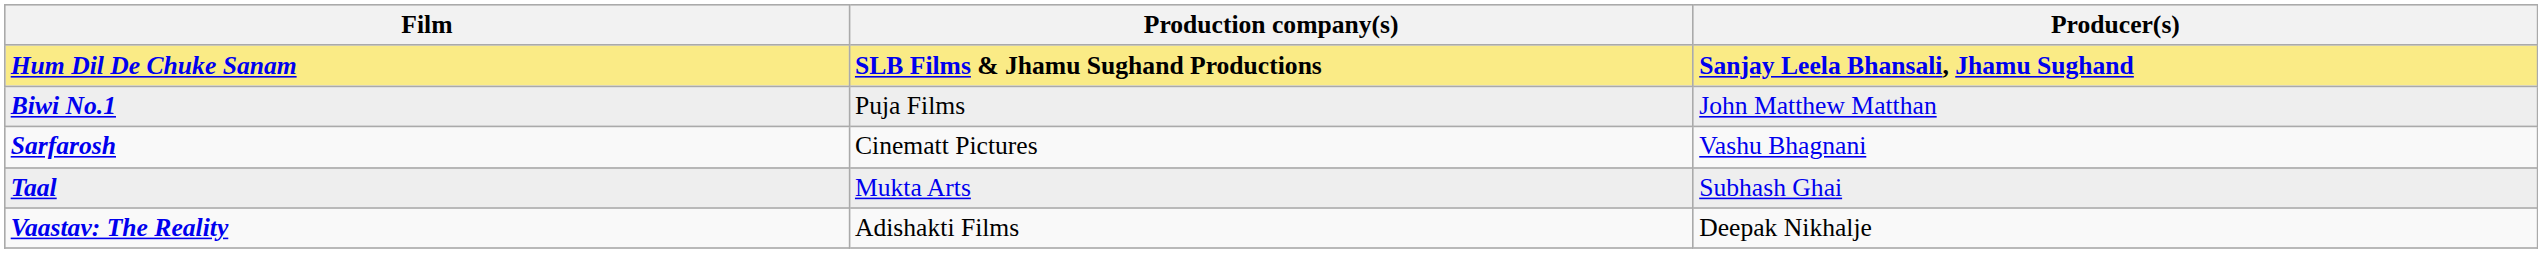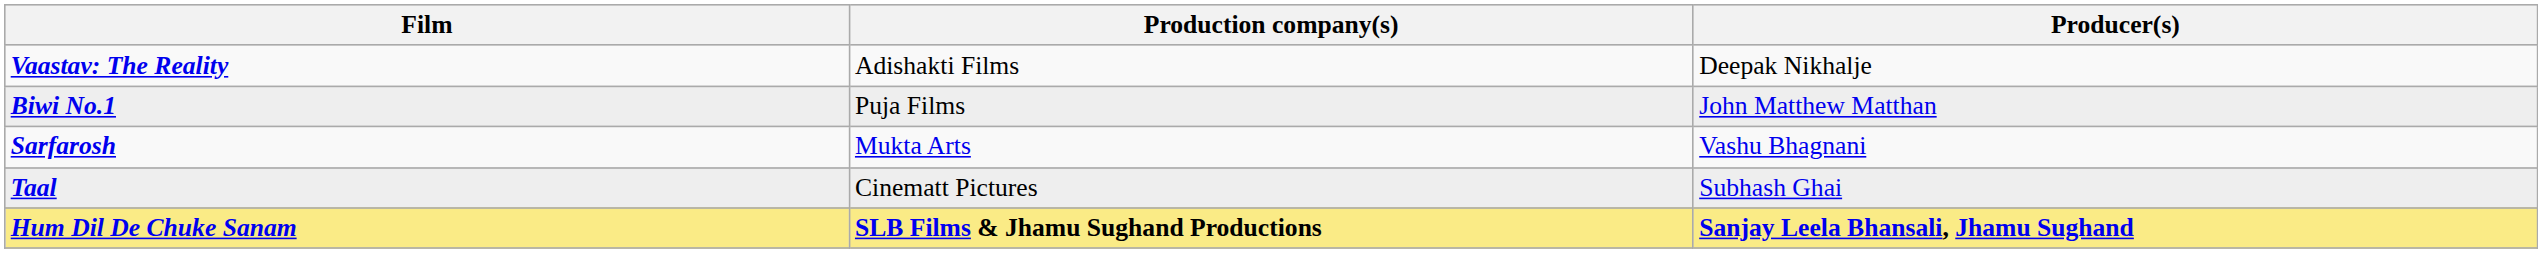rows swapped: (154, 65) <-> (119, 227)
(946, 146) Cinematt Pictures -> (913, 146) Mukta Arts
(913, 187) Mukta Arts -> (946, 187) Cinematt Pictures
